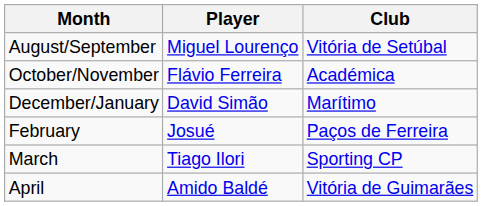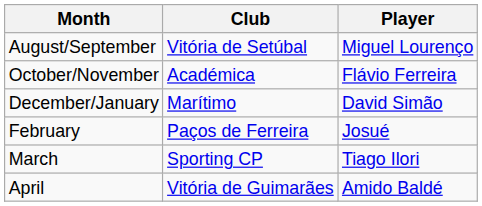columns swapped: (233, 19) <-> (390, 19)
